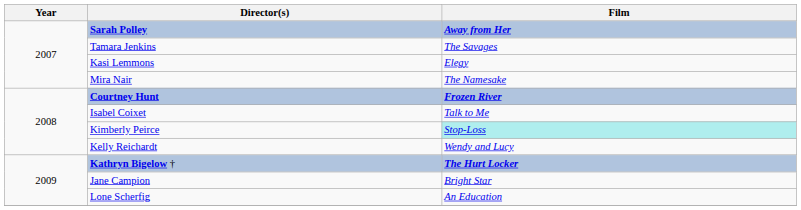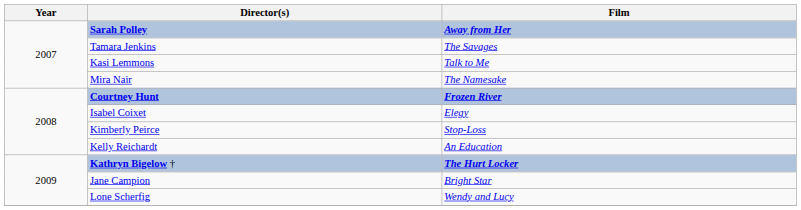(456, 63) Elegy -> (467, 63) Talk to Me
(467, 113) Talk to Me -> (456, 113) Elegy
(465, 130) paleturquoise background -> (465, 130) no background
(479, 146) Wendy and Lucy -> (473, 146) An Education
(473, 197) An Education -> (479, 197) Wendy and Lucy
